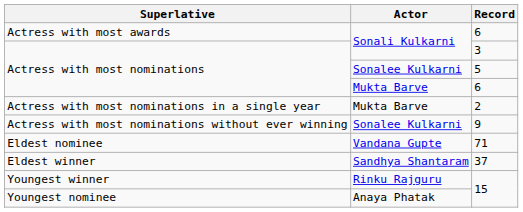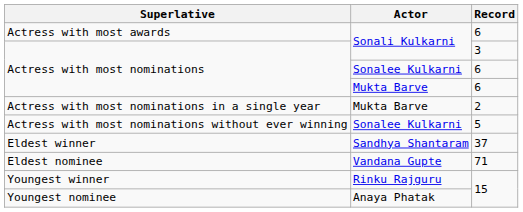(478, 69) 5 -> (478, 69) 6
(478, 124) 9 -> (478, 124) 5
rows swapped: (51, 161) <-> (55, 143)
